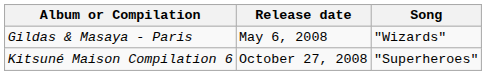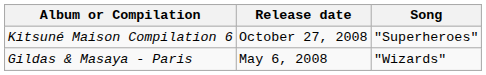rows swapped: (100, 37) <-> (120, 59)
